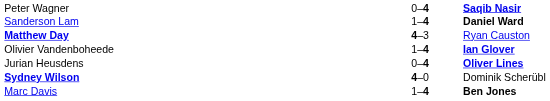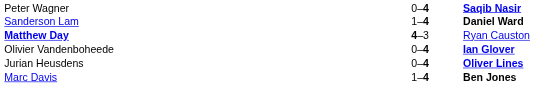(420, 49) 1–4 -> (420, 49) 0–4
- row: (42, 77)
